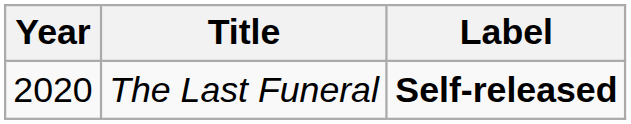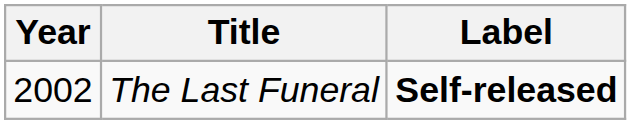(53, 89) 2020 -> (53, 89) 2002
